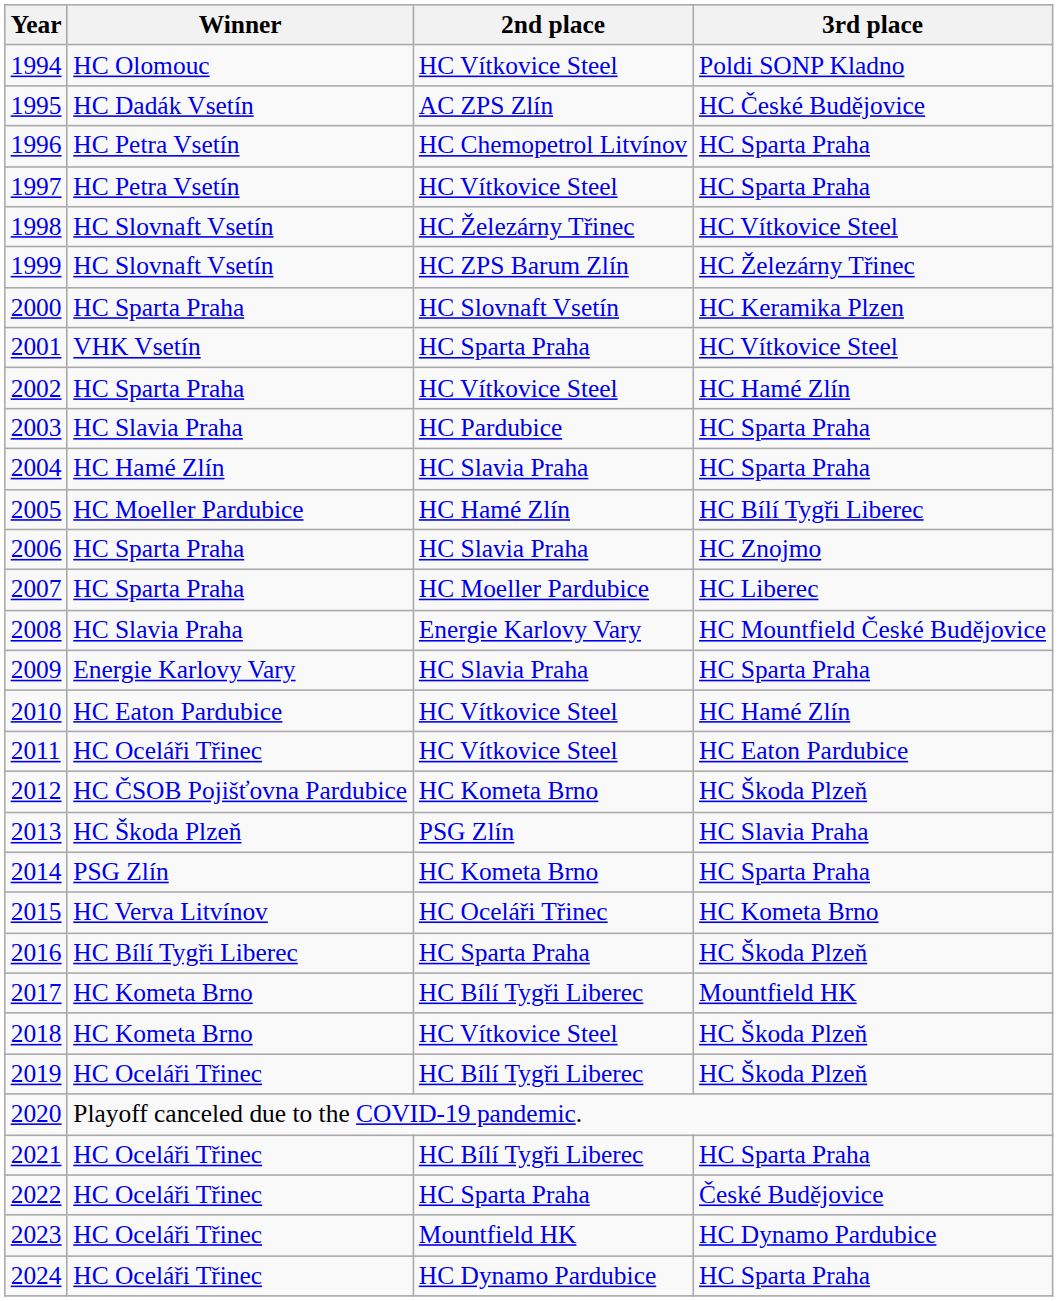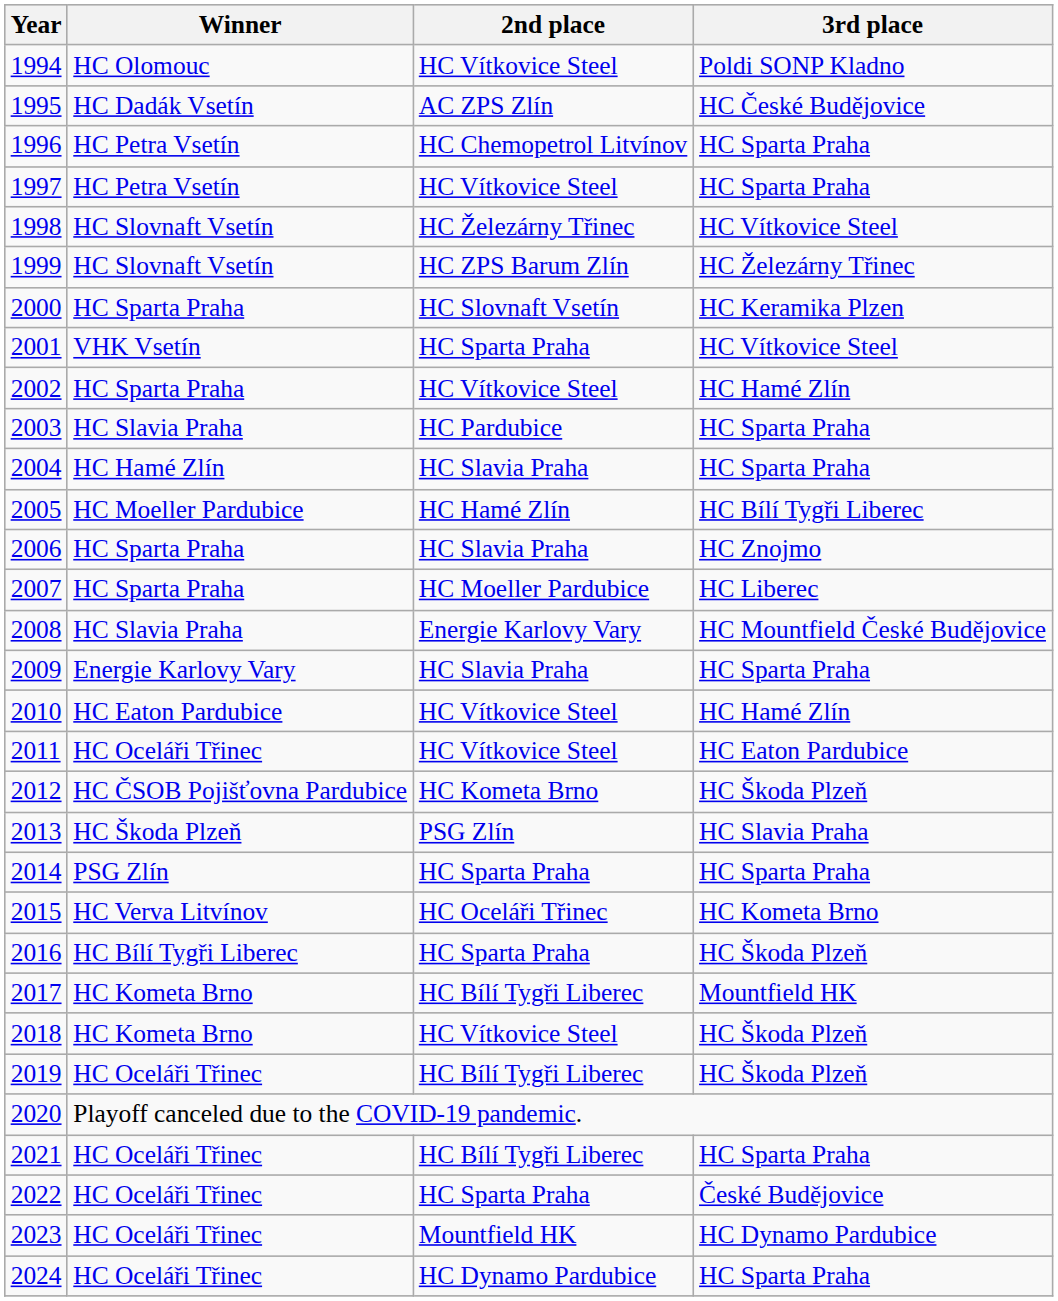(509, 871) HC Kometa Brno -> (504, 871) HC Sparta Praha
